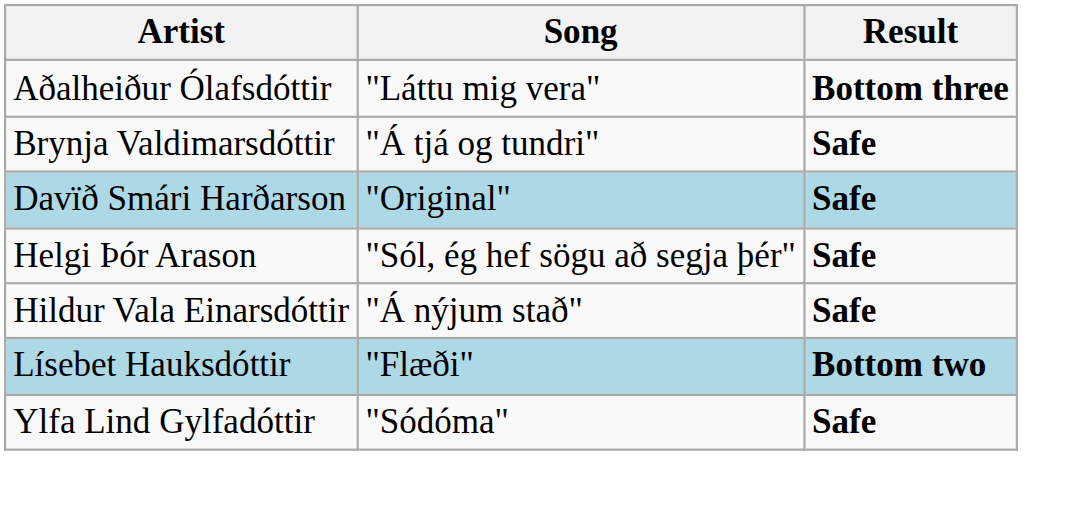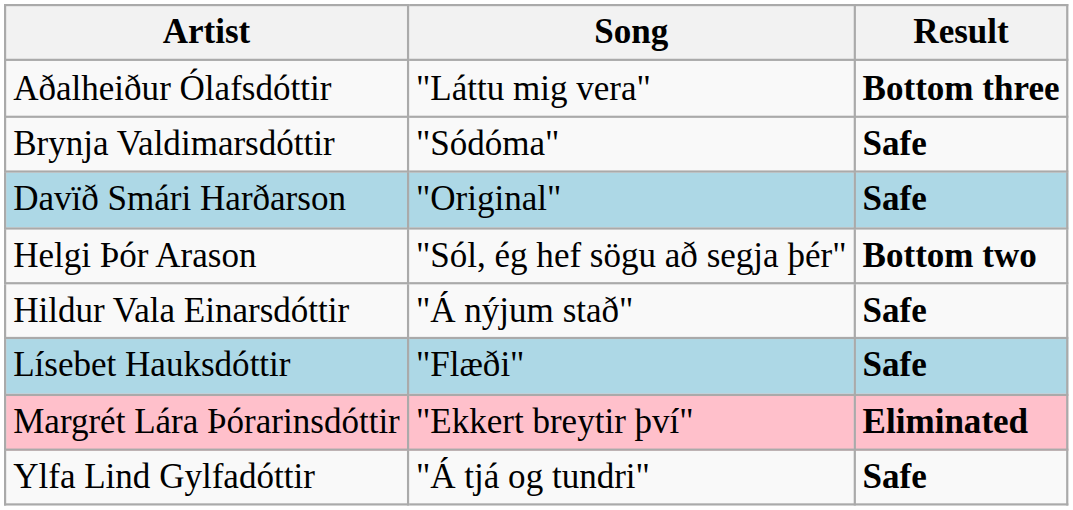(482, 143) "Á tjá og tundri" -> (488, 143) "Sódóma"
(844, 254) Safe -> (950, 254) Bottom two
(899, 365) Bottom two -> (895, 365) Safe
+ row: (206, 421)
(437, 421) "Sódóma" -> (533, 476) "Á tjá og tundri"
